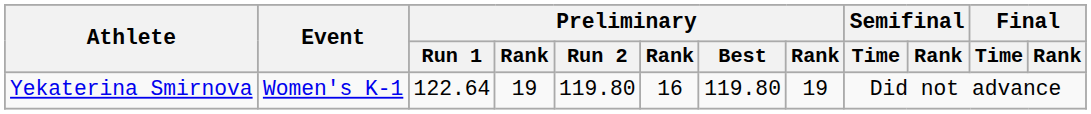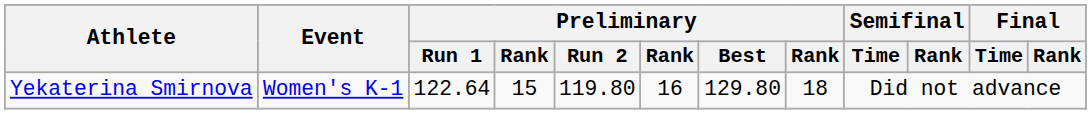(525, 90) 19 -> (525, 90) 15
(743, 90) 119.80 -> (743, 90) 129.80
(815, 90) 19 -> (815, 90) 18
